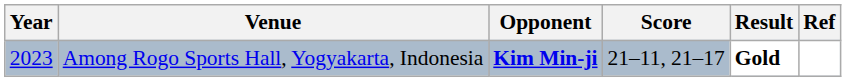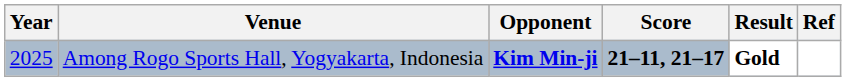(31, 57) 2023 -> (31, 57) 2025
(666, 57) normal -> (666, 57) bold
